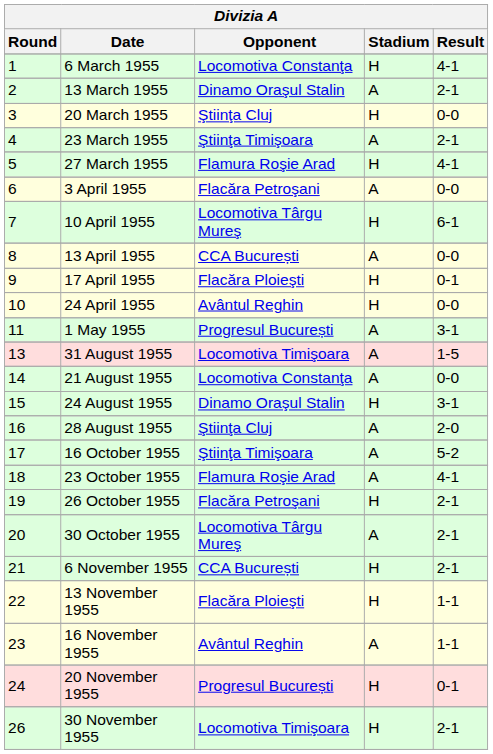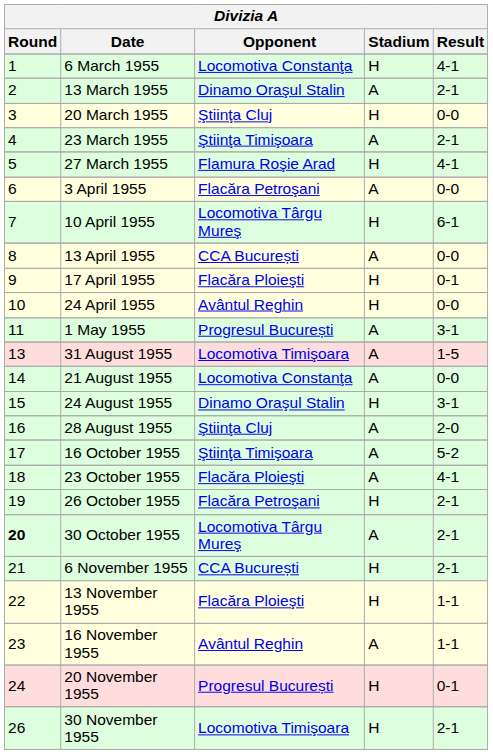(267, 477) Flamura Roşie Arad -> (251, 477) Flacăra Ploieşti
(17, 535) normal -> (17, 535) bold
